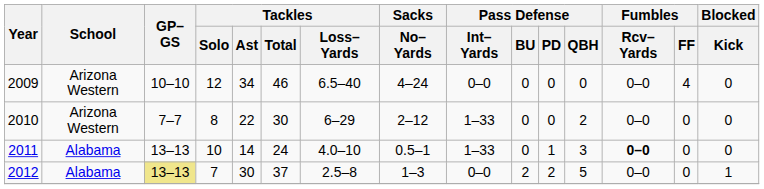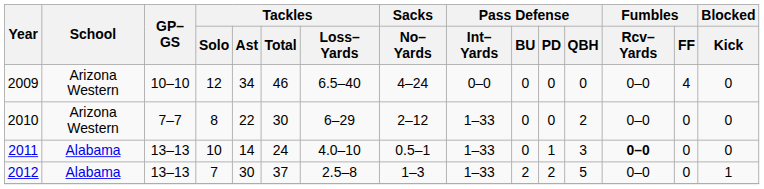(170, 172) khaki background -> (170, 172) no background
(479, 172) 0–0 -> (479, 172) 1–33
